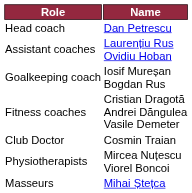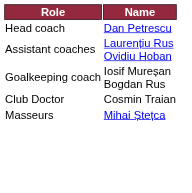- row: (46, 112)
- row: (46, 162)
